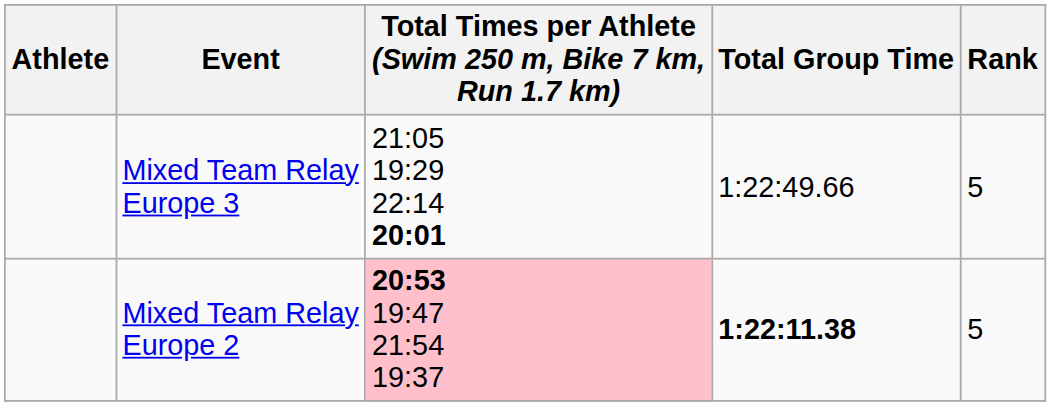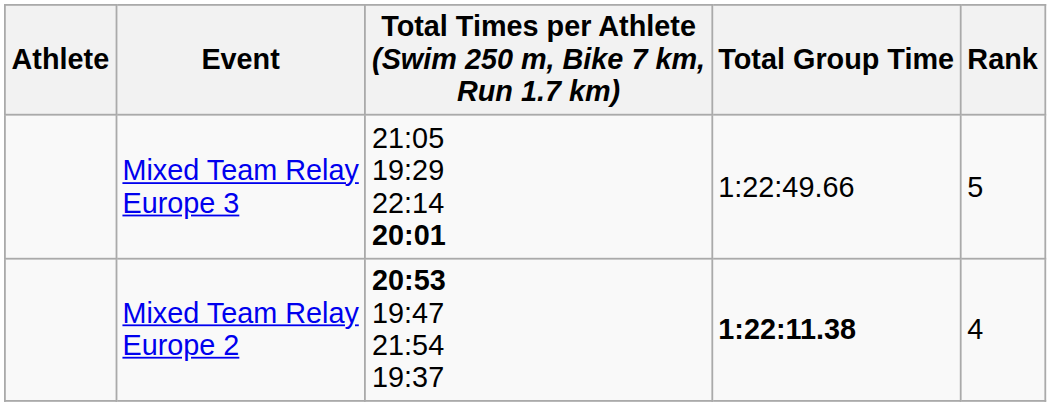(409, 329) pink background -> (409, 329) no background
(975, 329) 5 -> (975, 329) 4
